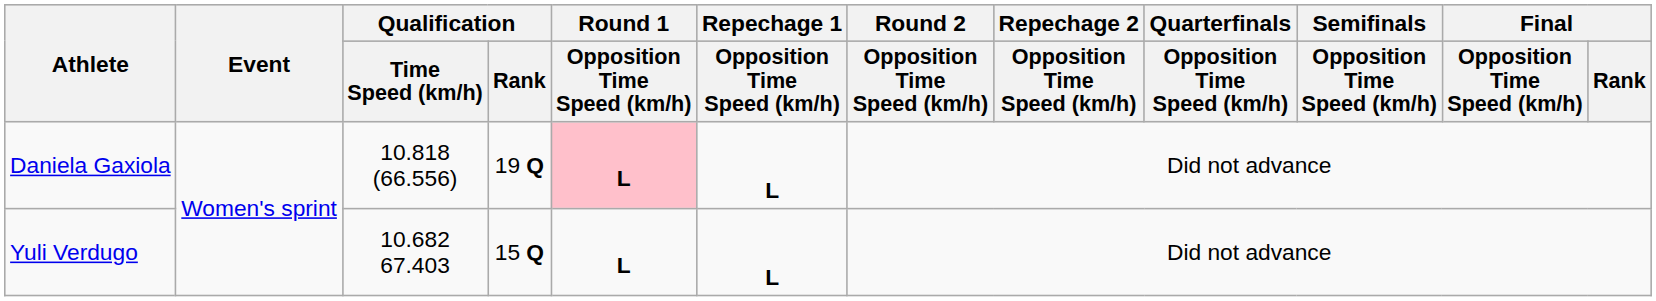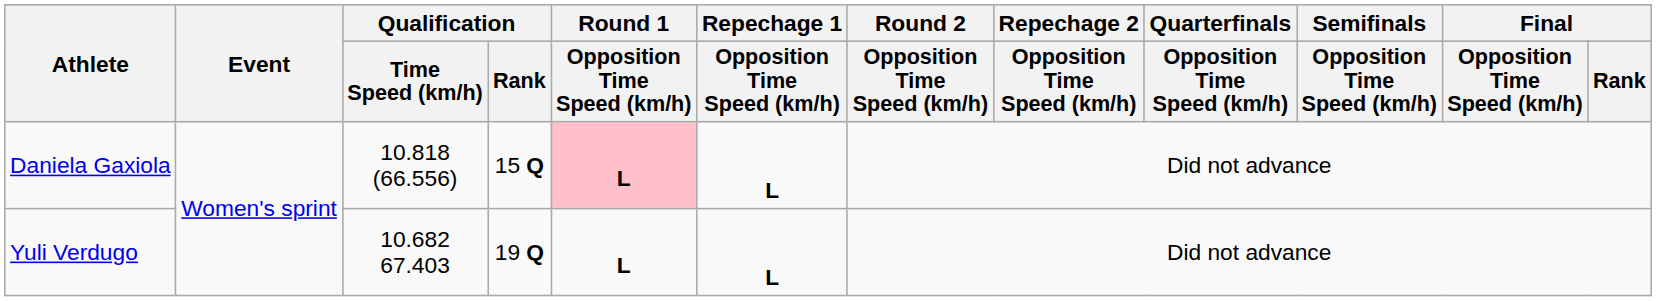(519, 166) 19 Q -> (519, 166) 15 Q
(519, 252) 15 Q -> (519, 252) 19 Q
